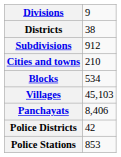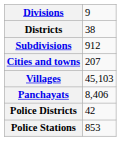(93, 62) 210 -> (93, 62) 207
- row: (43, 78)
